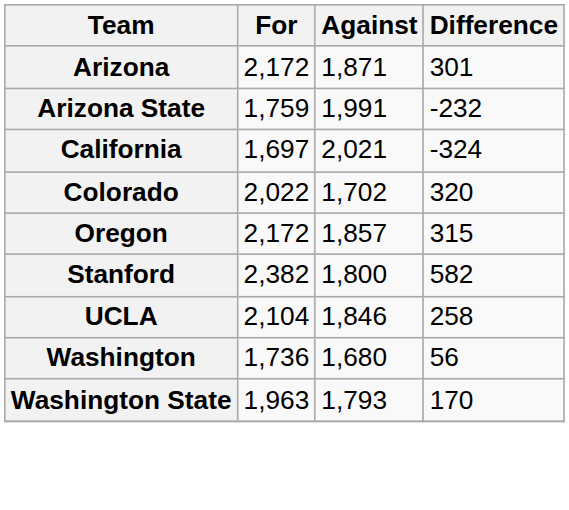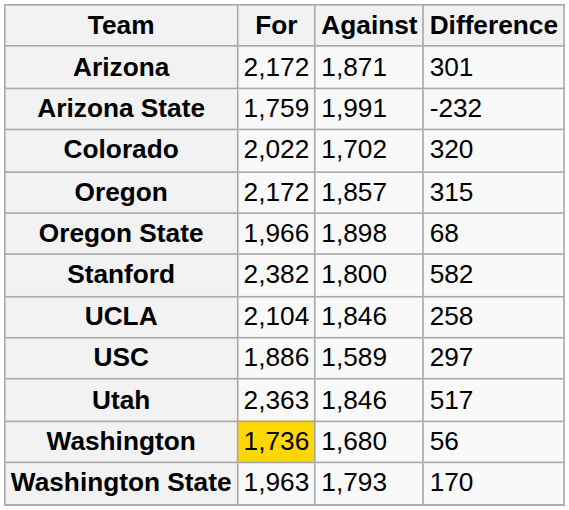- row: (121, 150)
+ row: (121, 233)
+ row: (121, 358)
+ row: (121, 399)
(276, 358) no background -> (276, 441) gold background
